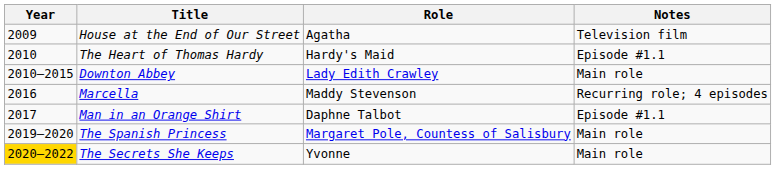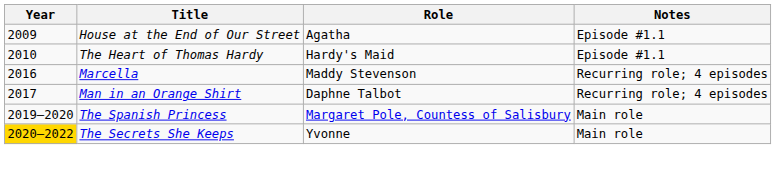(632, 34) Television film -> (621, 34) Episode #1.1
- row: (127, 74)
(621, 114) Episode #1.1 -> (672, 94) Recurring role; 4 episodes
